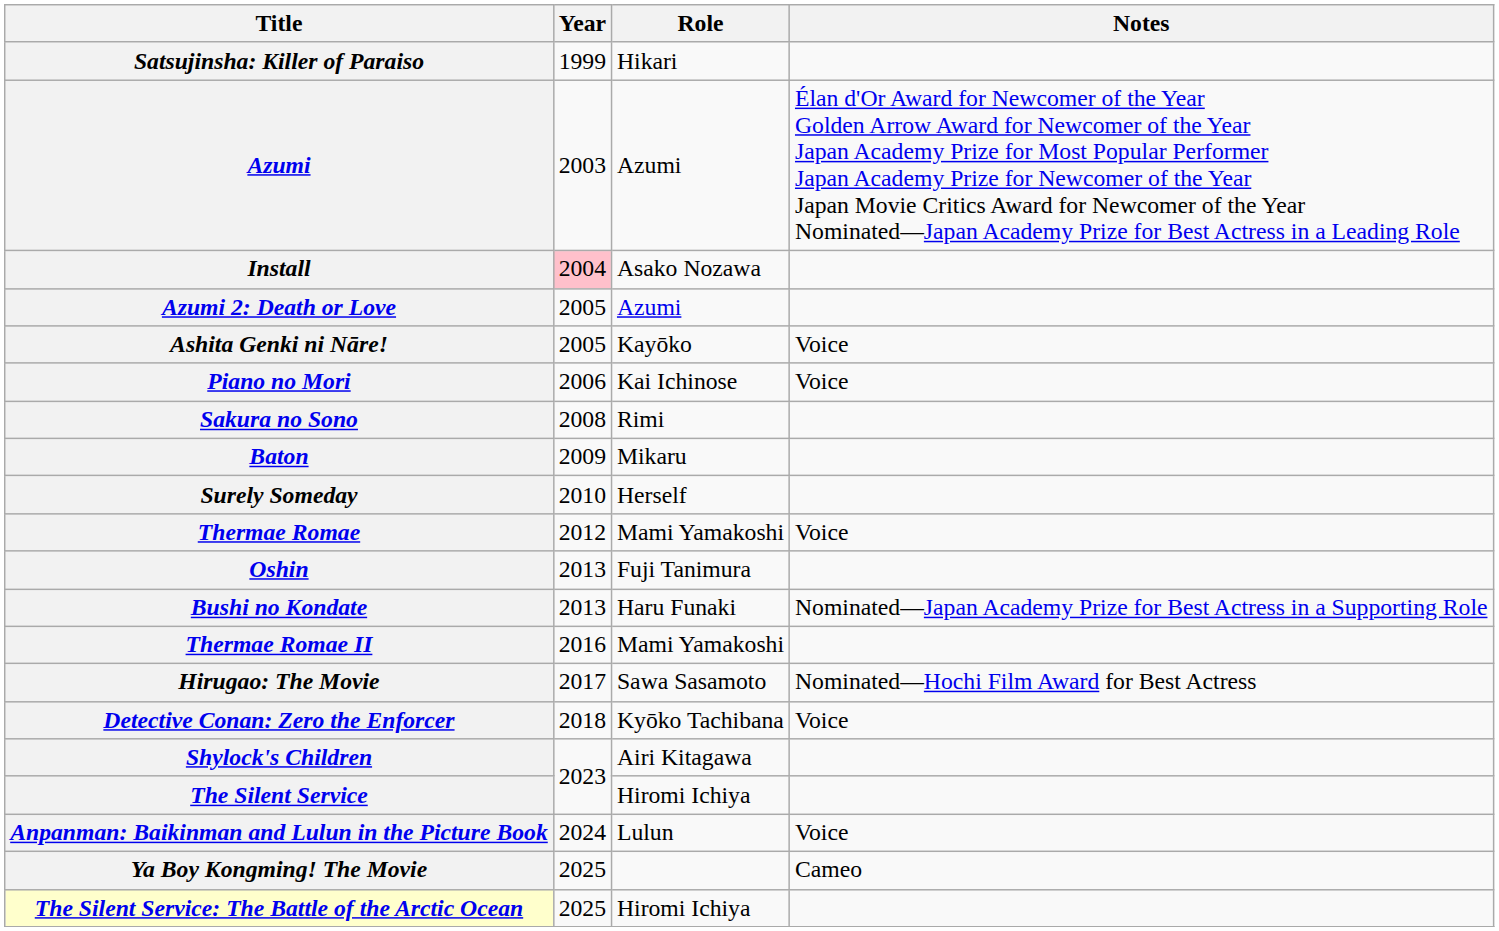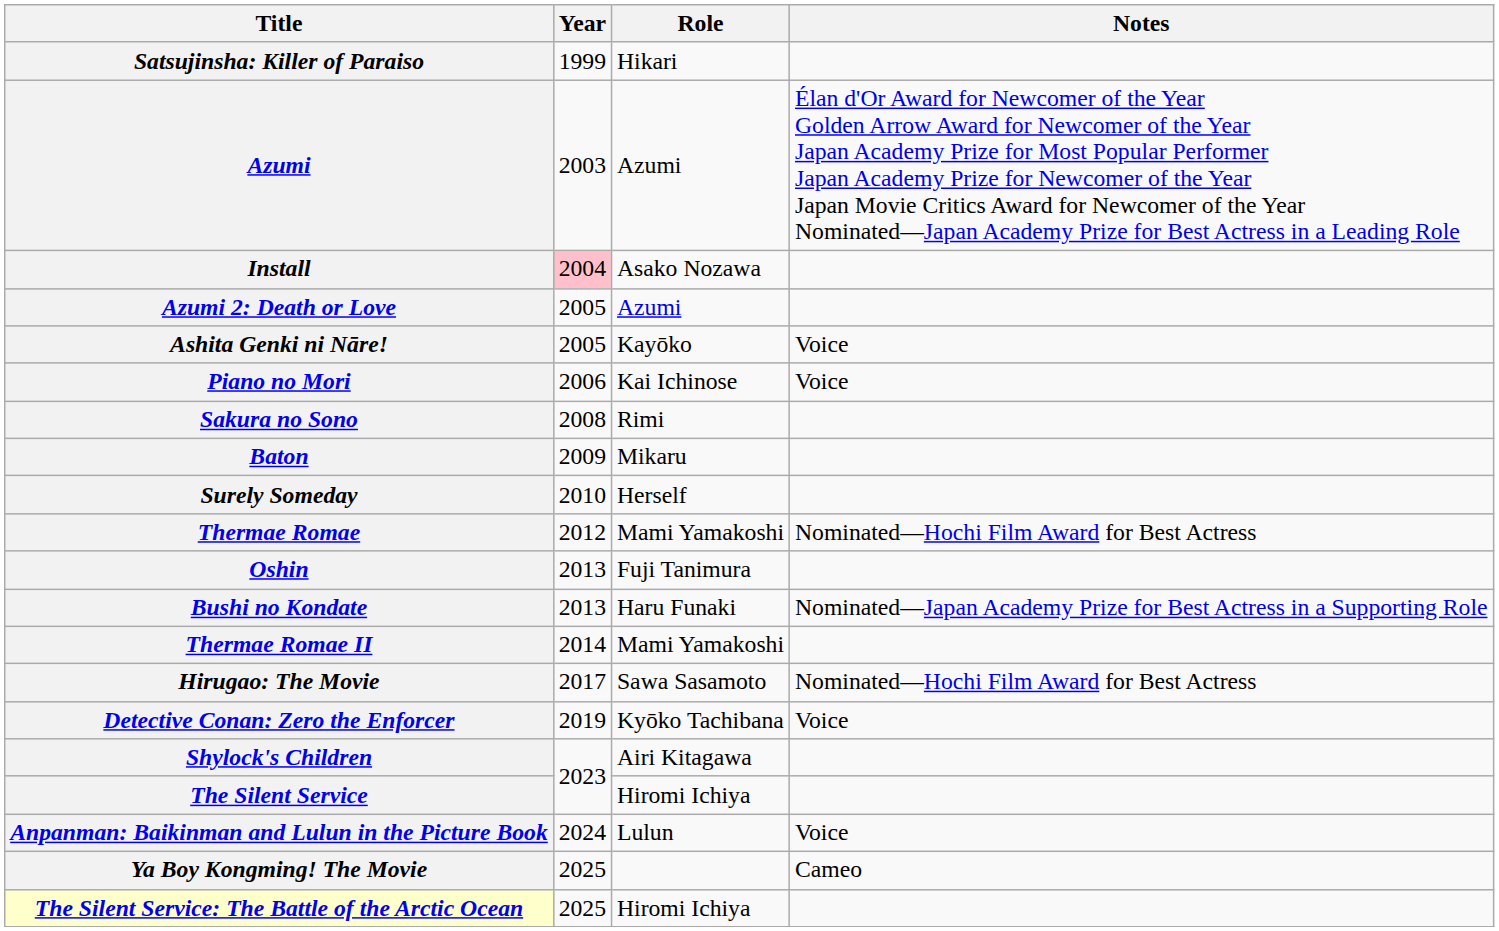(822, 532) Voice -> (1026, 532) Nominated—Hochi Film Award for Best Actress
(582, 644) 2016 -> (582, 644) 2014
(582, 719) 2018 -> (582, 719) 2019
